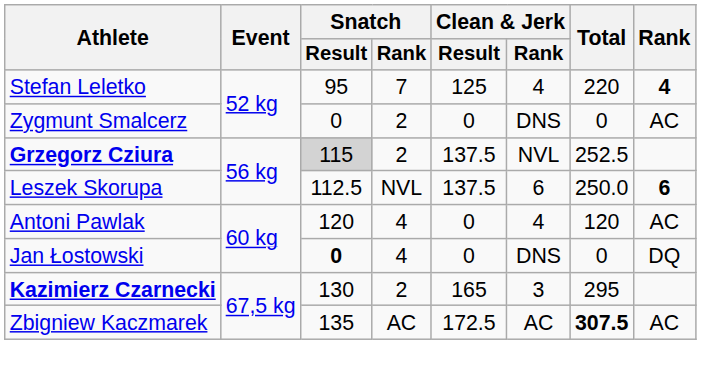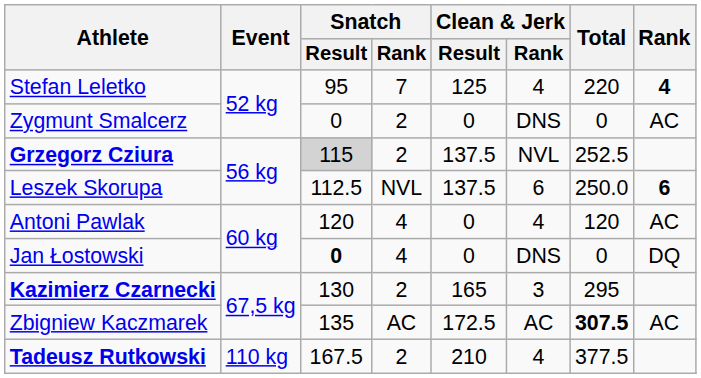+ row: (108, 357)
